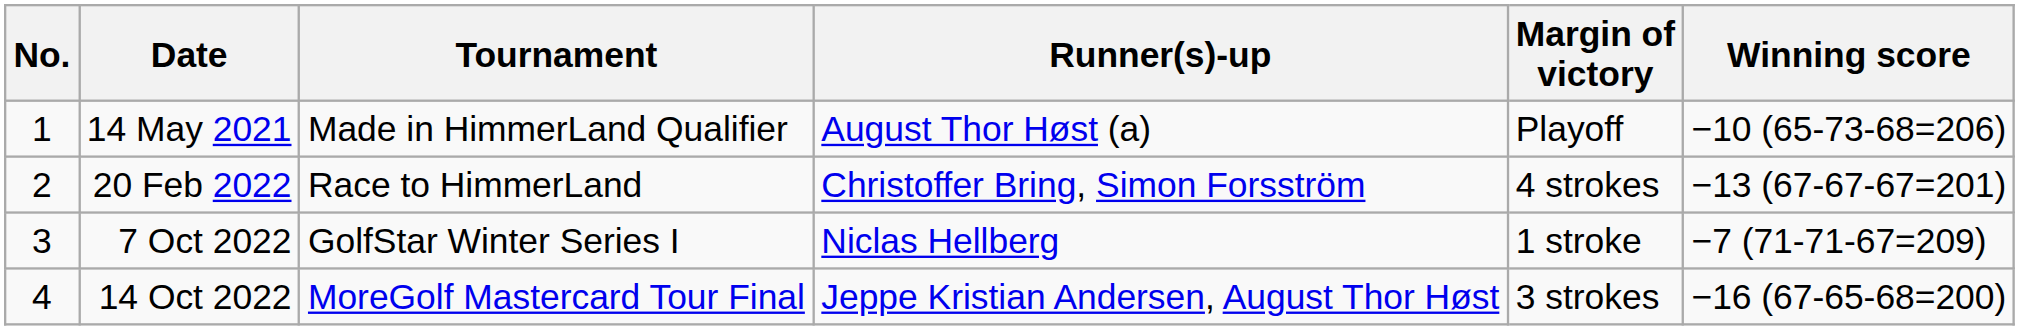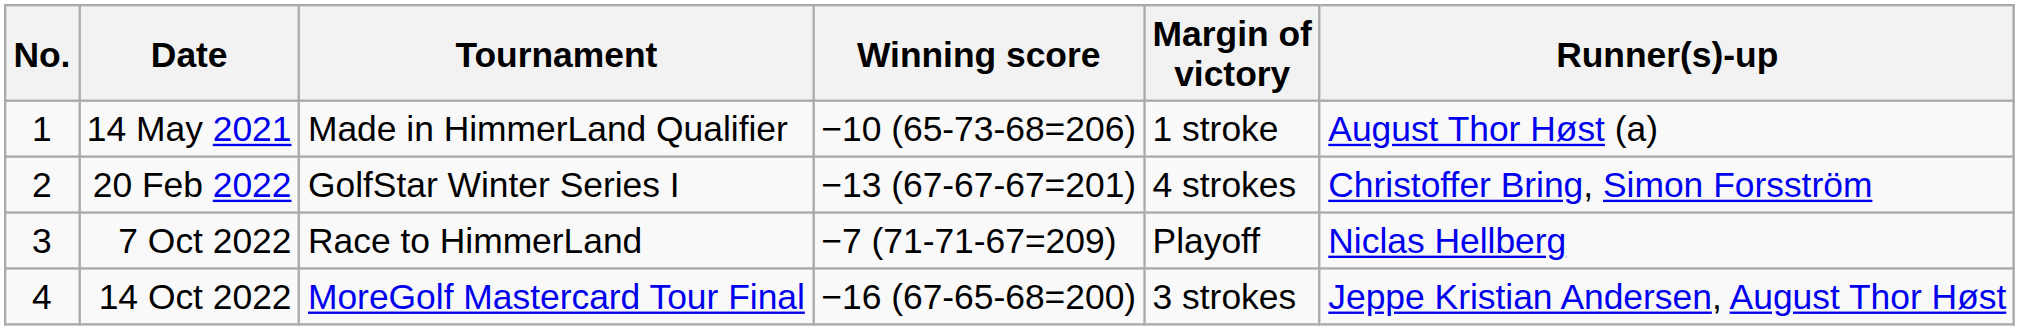columns swapped: (1849, 53) <-> (1160, 53)
(1570, 129) Playoff -> (1216, 129) 1 stroke
(475, 185) Race to HimmerLand -> (494, 185) GolfStar Winter Series I
(494, 241) GolfStar Winter Series I -> (475, 241) Race to HimmerLand
(1579, 241) 1 stroke -> (1206, 241) Playoff
